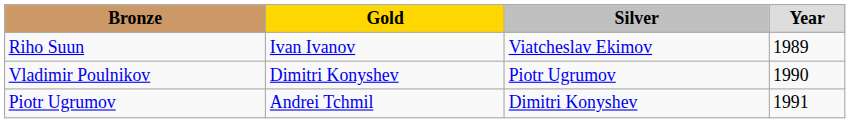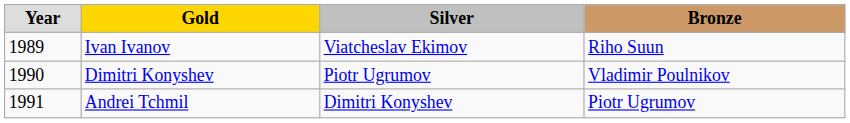columns swapped: (807, 18) <-> (135, 18)
